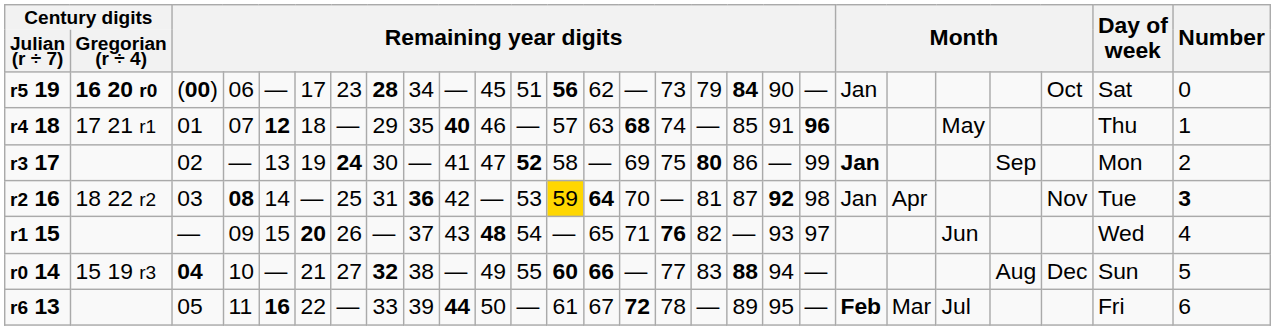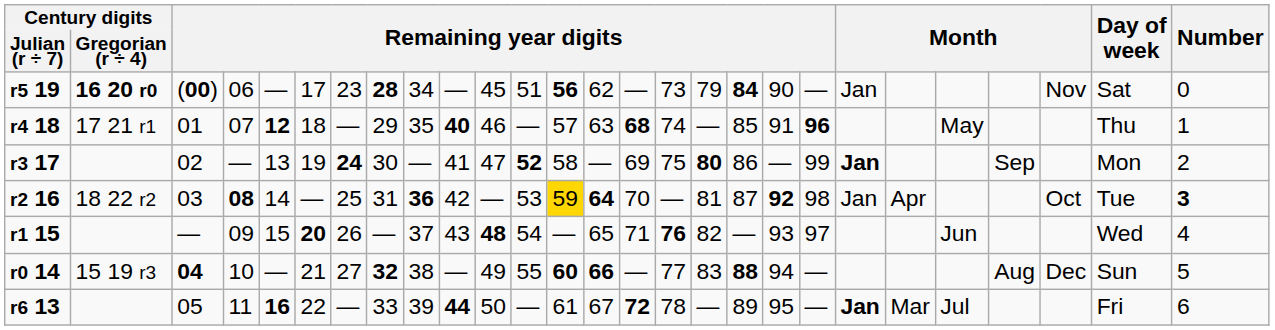(1064, 89) Oct -> (1066, 89) Nov
(1067, 198) Nov -> (1063, 198) Oct
(861, 307) Feb -> (860, 307) Jan
